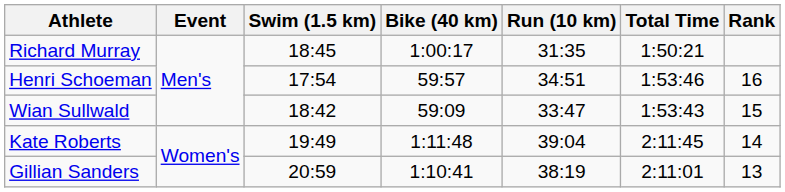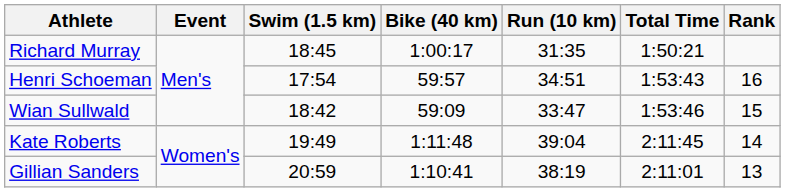(672, 81) 1:53:46 -> (672, 81) 1:53:43
(672, 111) 1:53:43 -> (672, 111) 1:53:46
